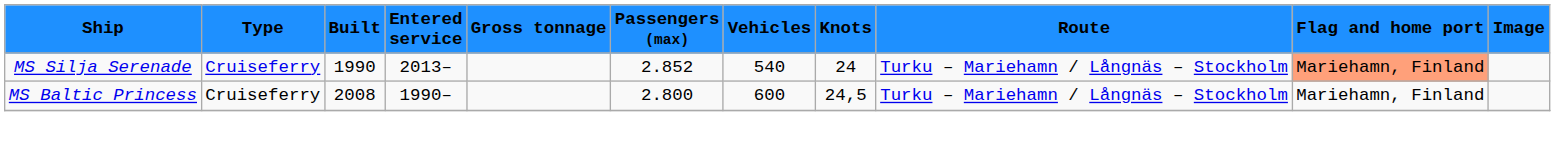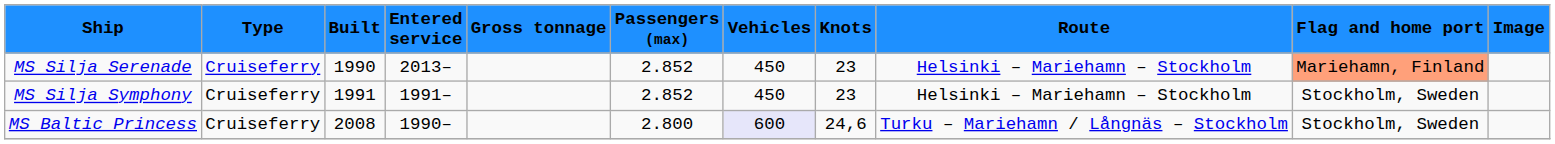(769, 67) 540 -> (769, 67) 450
(846, 67) 24 -> (846, 67) 23
(1084, 67) Turku – Mariehamn / Långnäs – Stockholm -> (1084, 67) Helsinki – Mariehamn – Stockholm
+ row: (103, 96)
(769, 96) no background -> (769, 124) lavender background
(846, 96) 24,5 -> (846, 124) 24,6
(1390, 96) Mariehamn, Finland -> (1390, 124) Stockholm, Sweden
